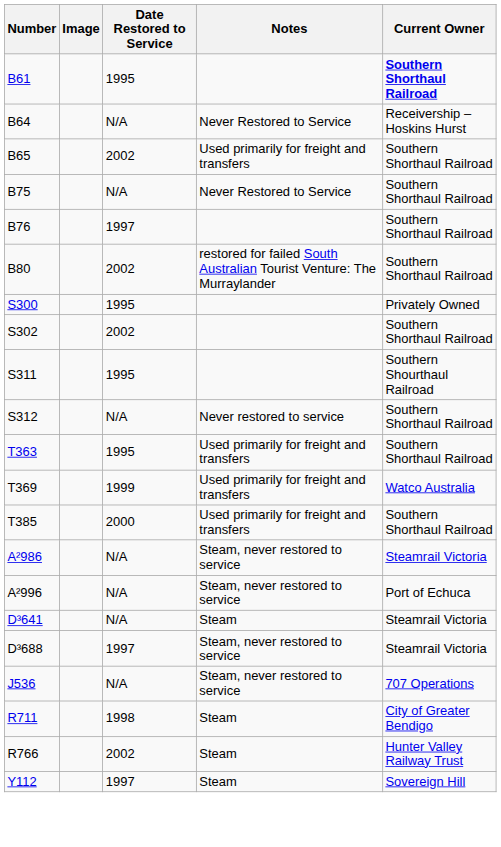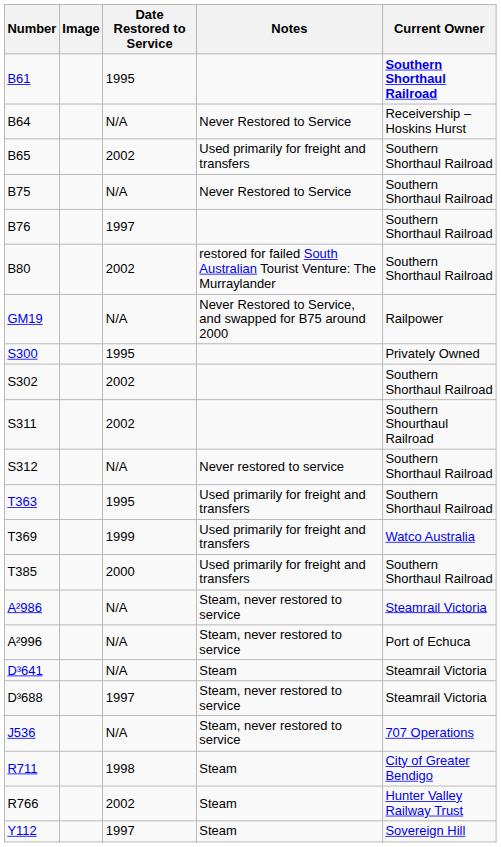+ row: (25, 319)
(120, 374) 1995 -> (120, 424) 2002
